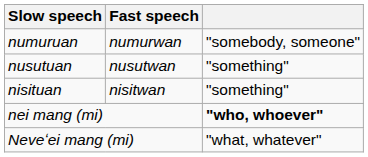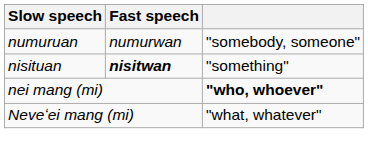- row: (40, 66)
(137, 90) normal -> (140, 66) bold
